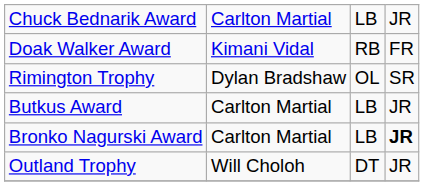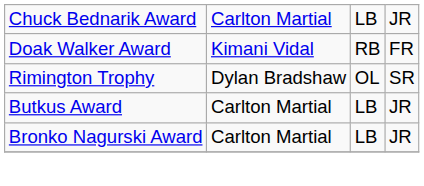(401, 136) bold -> (400, 136) normal
- row: (72, 166)
